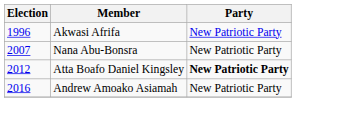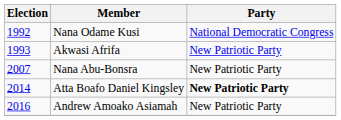+ row: (96, 32)
(19, 32) 1996 -> (19, 50) 1993
(19, 69) 2012 -> (19, 87) 2014
